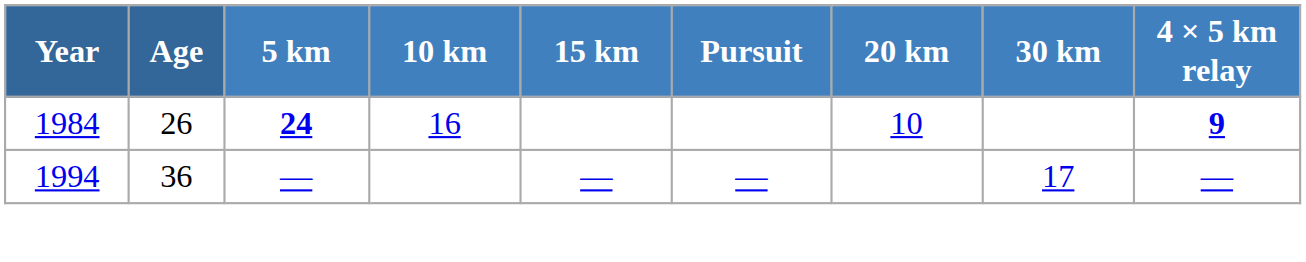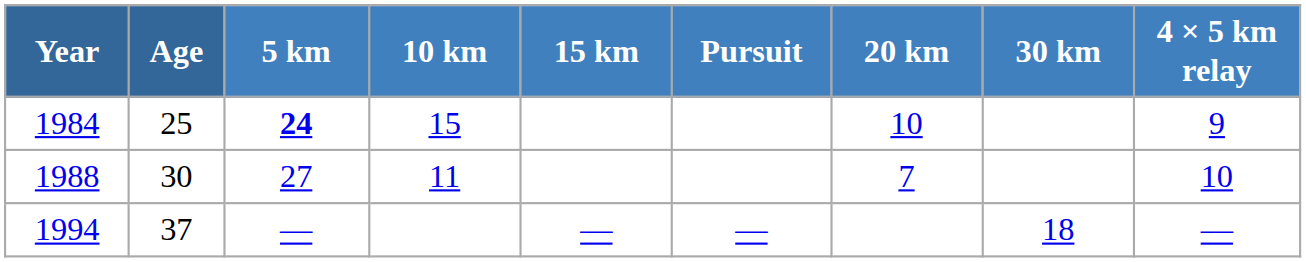(176, 123) 26 -> (176, 123) 25
(445, 123) 16 -> (445, 123) 15
(1217, 123) bold -> (1217, 123) normal
+ row: (67, 176)
(176, 176) 36 -> (176, 229) 37
(1058, 176) 17 -> (1058, 229) 18
